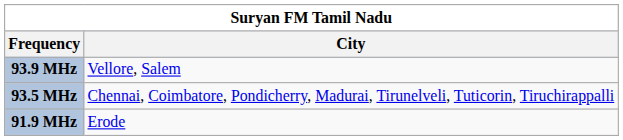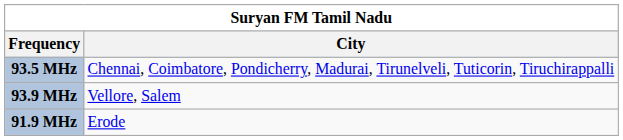rows swapped: (44, 96) <-> (44, 70)
